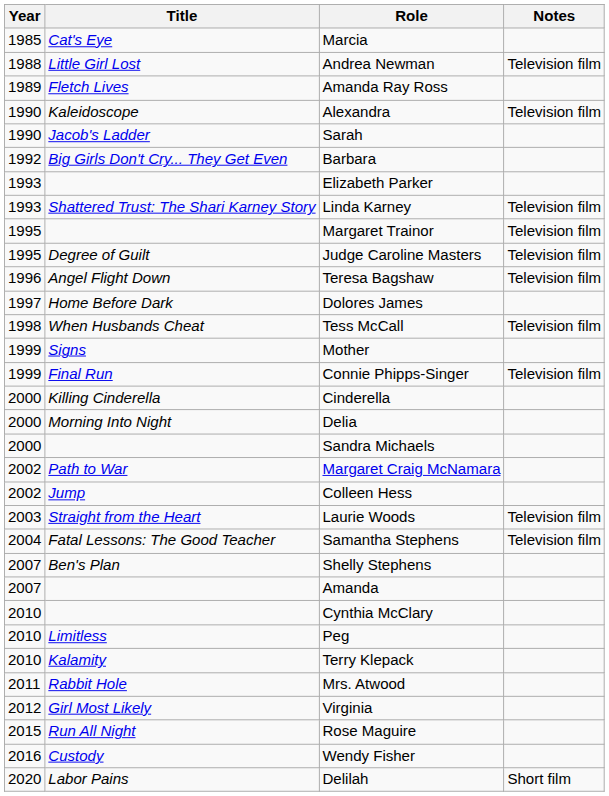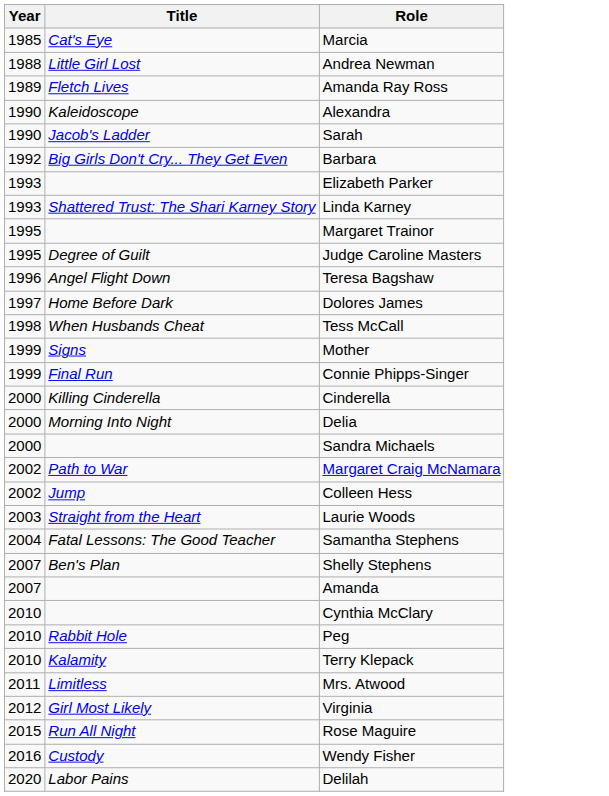- column: (554, 16)
(78, 636) Limitless -> (88, 636) Rabbit Hole
(88, 684) Rabbit Hole -> (78, 684) Limitless
